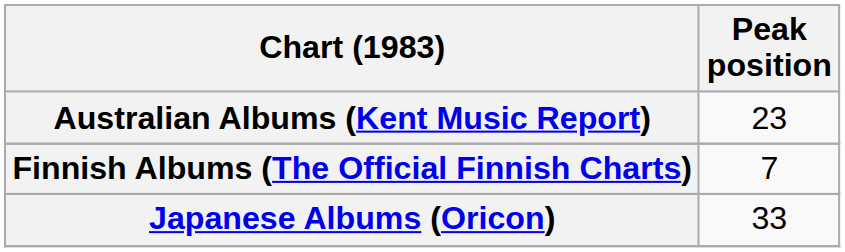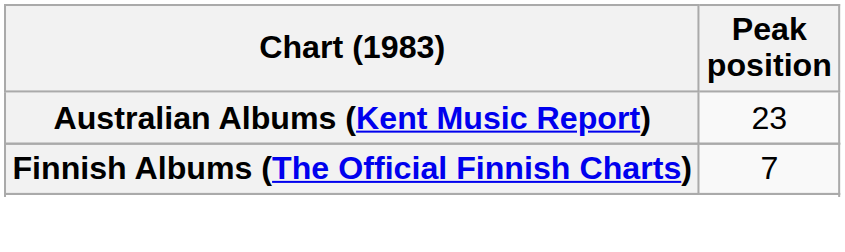- row: (352, 219)
